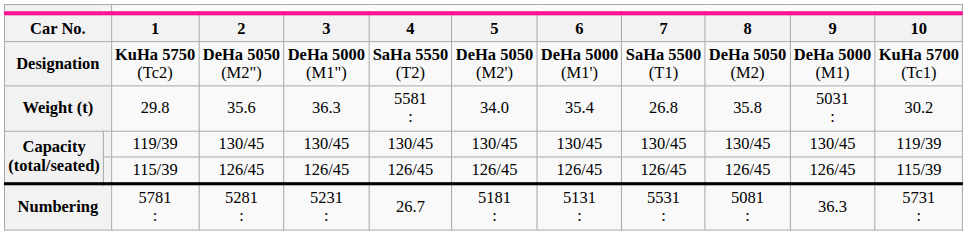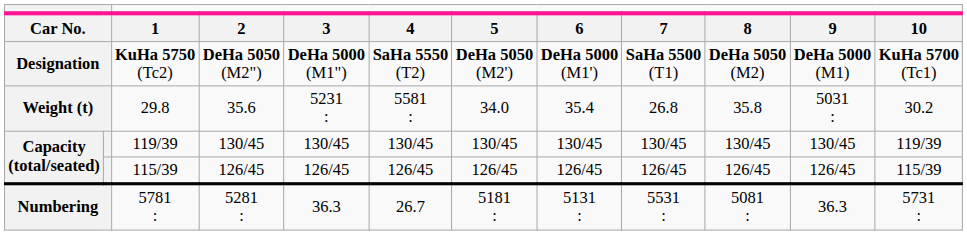(326, 108) 36.3 -> (326, 108) 5231 :
(326, 207) 5231 : -> (326, 207) 36.3
